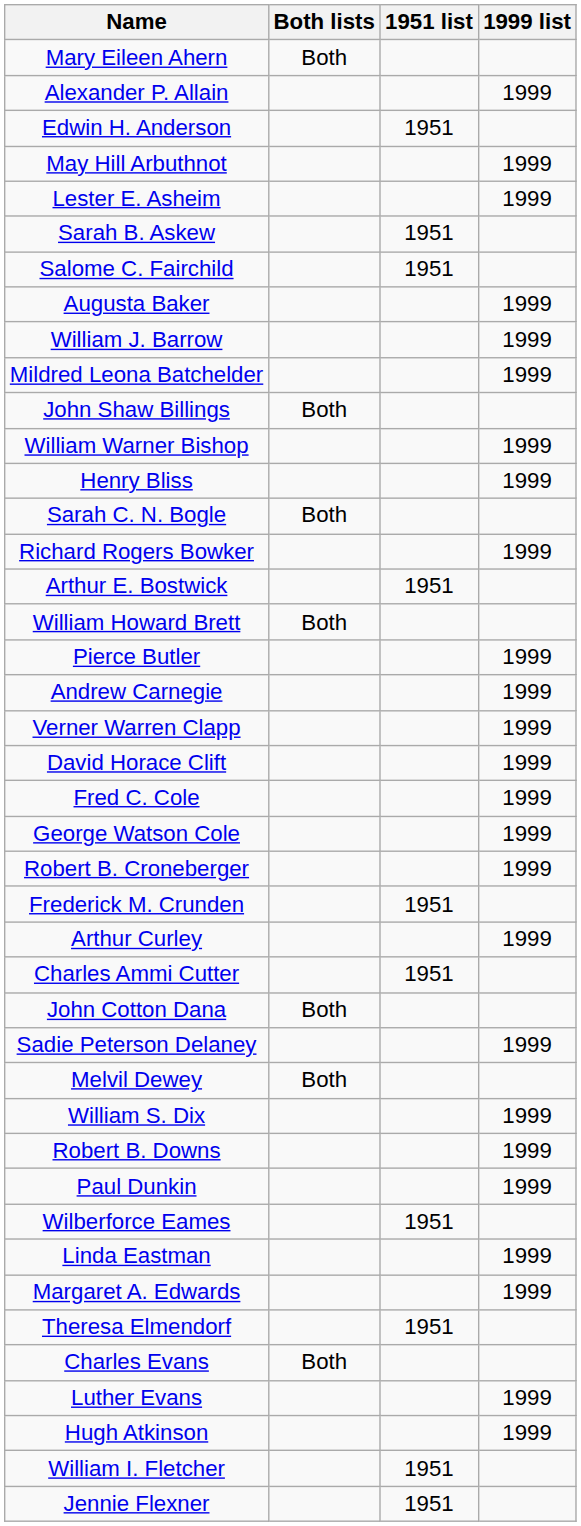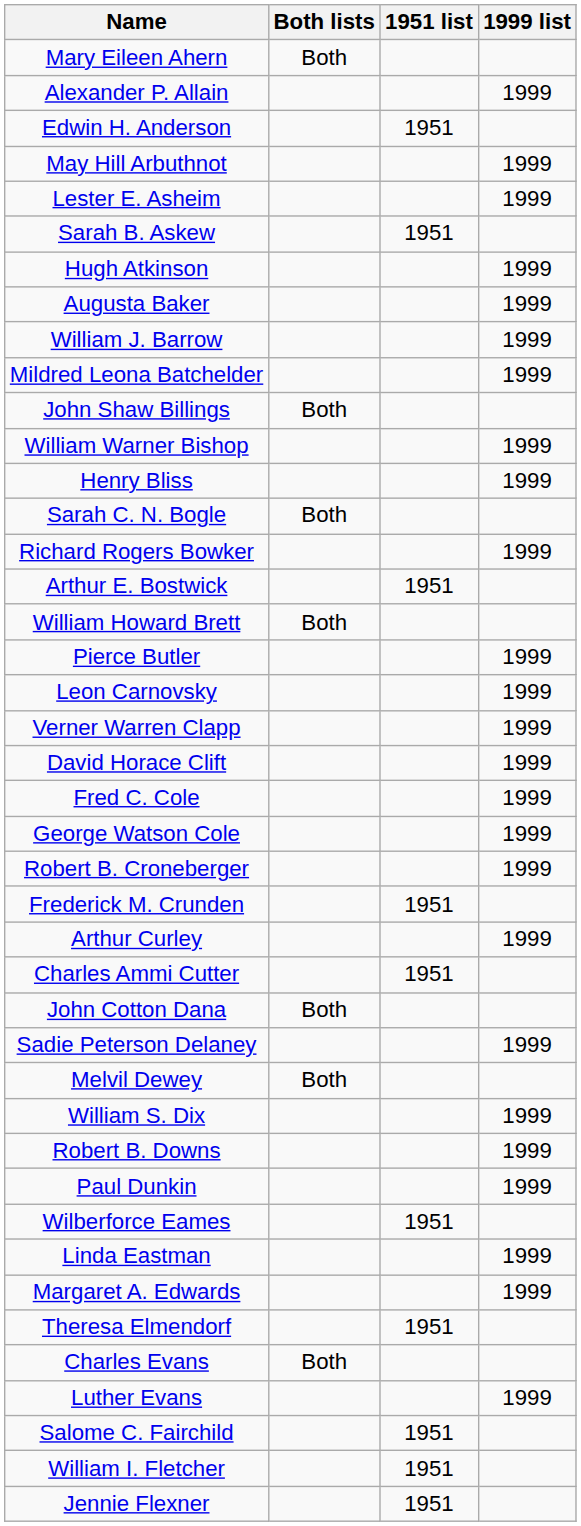rows swapped: (137, 1432) <-> (137, 269)
- row: (137, 692)
+ row: (137, 692)
